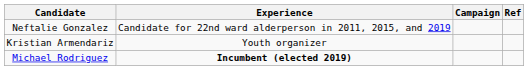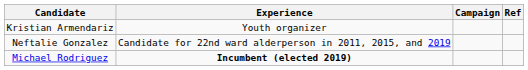rows swapped: (60, 42) <-> (60, 27)
